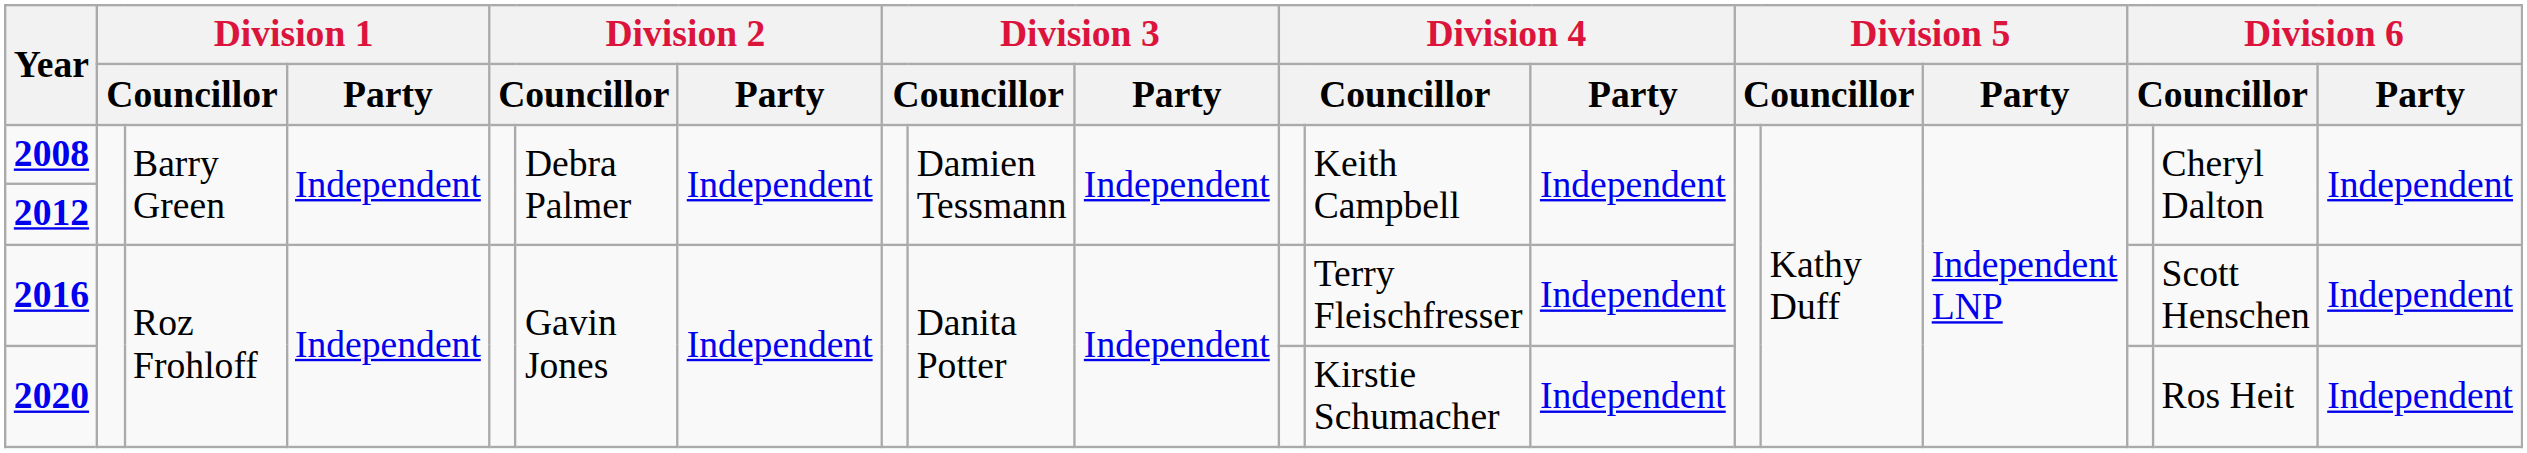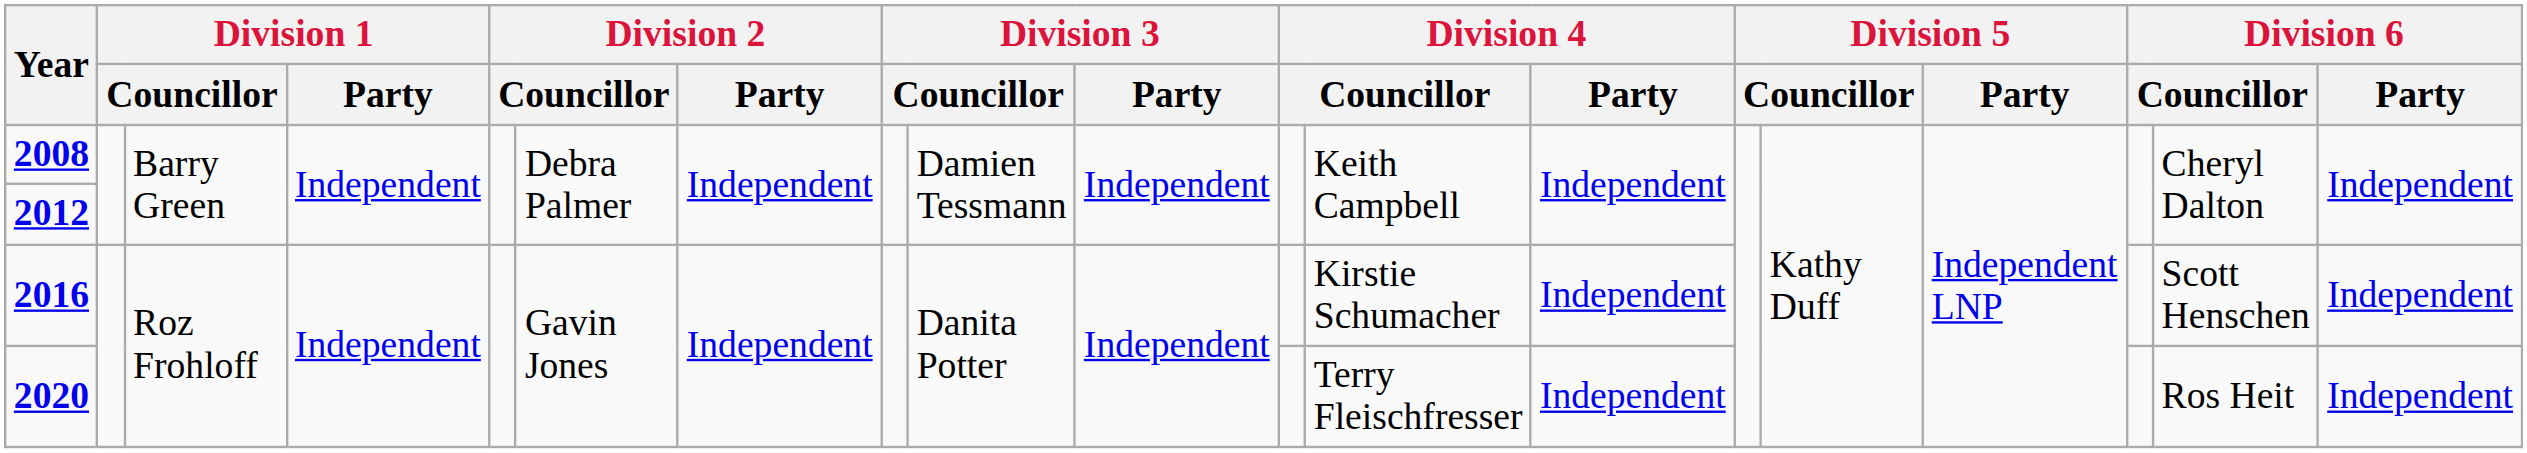(1418, 293) Terry Fleischfresser -> (1407, 293) Kirstie Schumacher
(1407, 395) Kirstie Schumacher -> (1418, 395) Terry Fleischfresser
